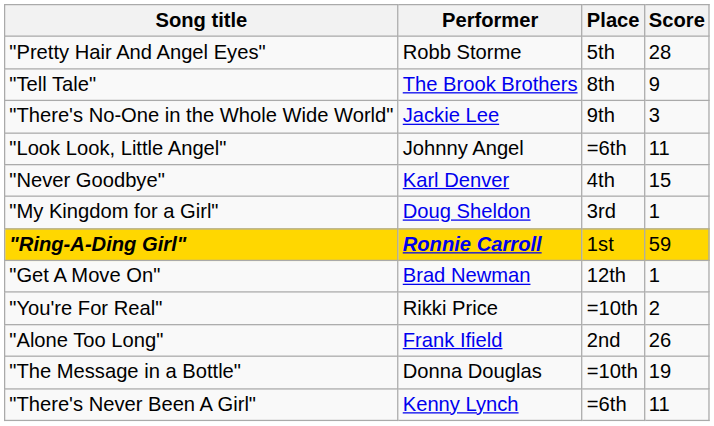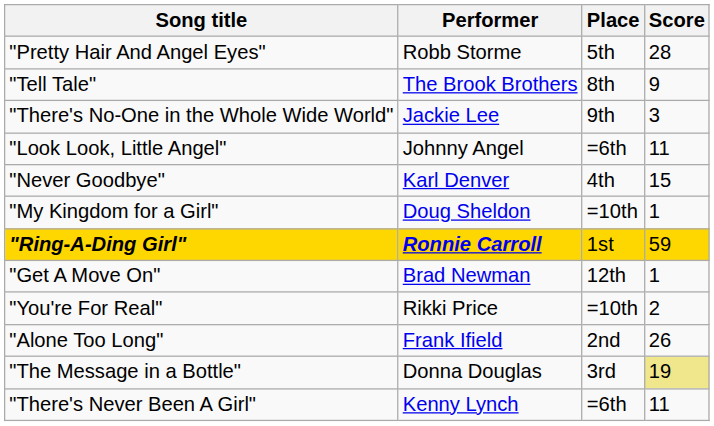(601, 212) 3rd -> (612, 212) =10th
(612, 372) =10th -> (601, 372) 3rd
(660, 372) no background -> (660, 372) khaki background
